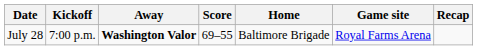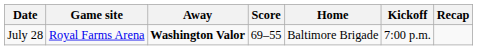columns swapped: (72, 14) <-> (383, 14)
